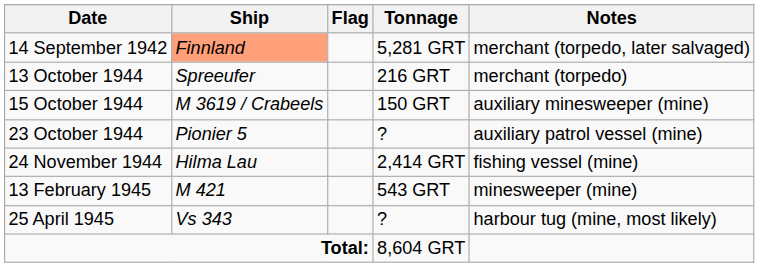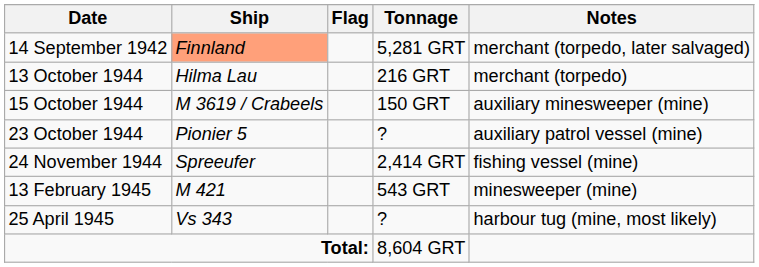(215, 76) Spreeufer -> (216, 76) Hilma Lau
(216, 162) Hilma Lau -> (215, 162) Spreeufer
